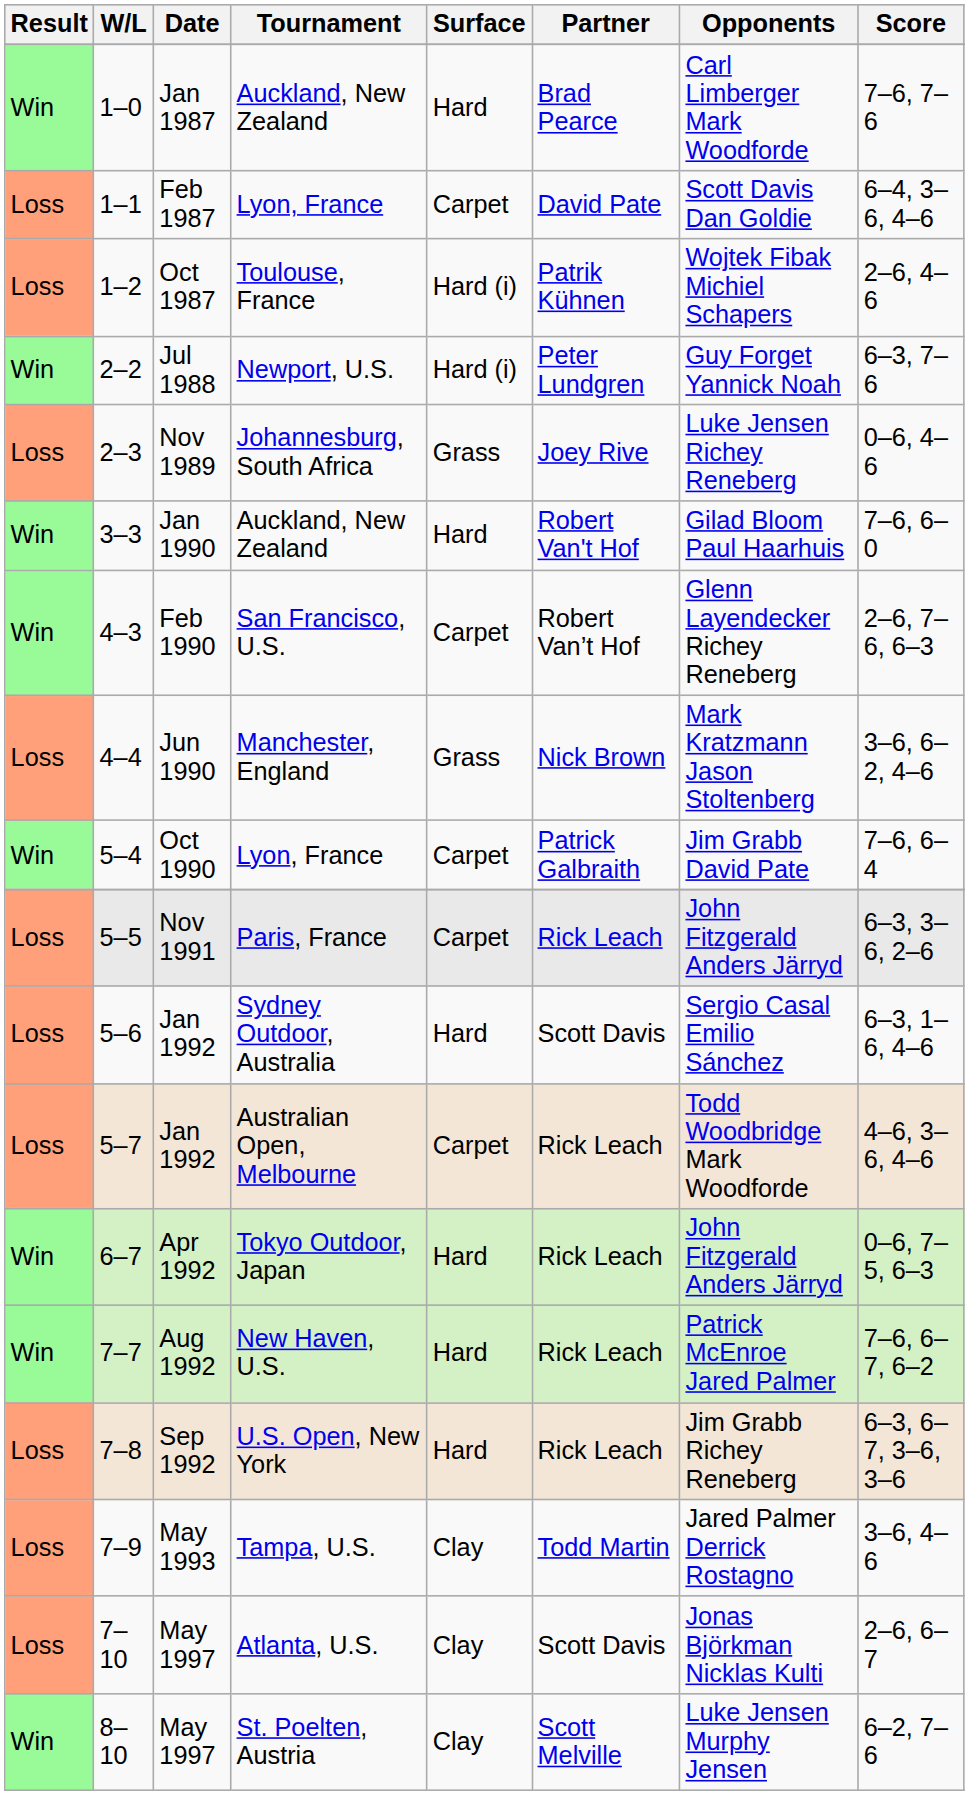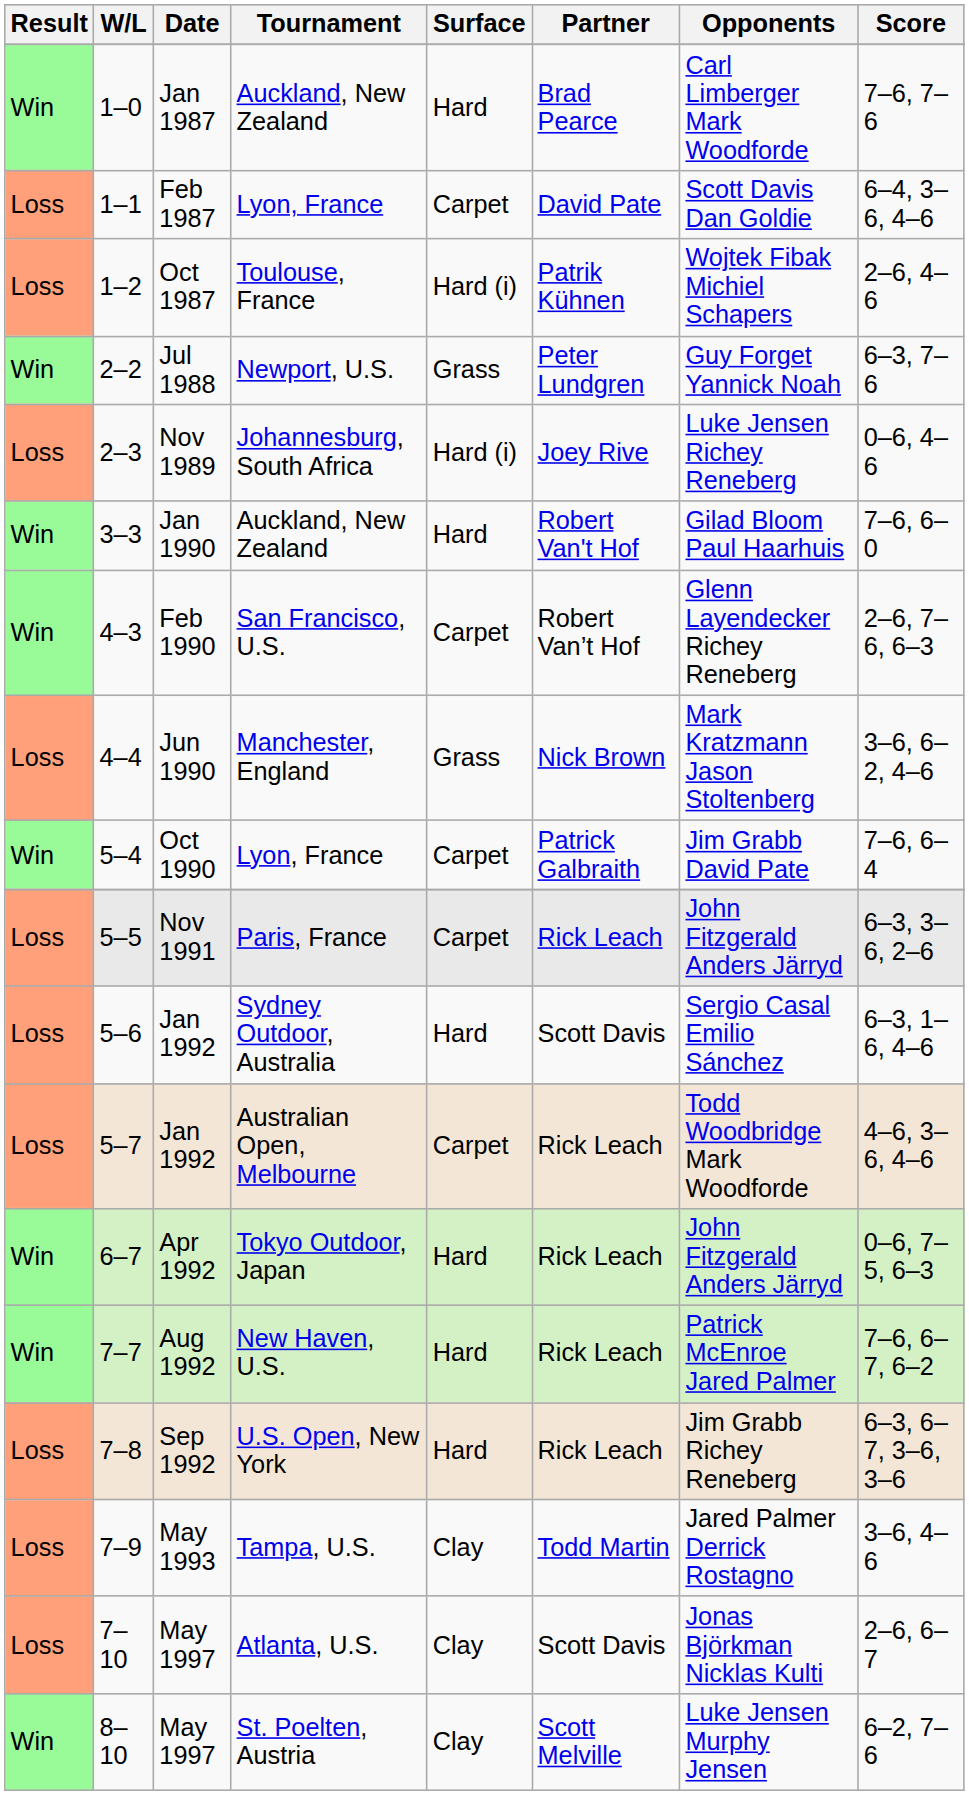(475, 369) Hard (i) -> (466, 369) Grass
(466, 452) Grass -> (475, 452) Hard (i)
